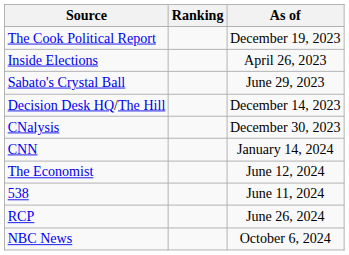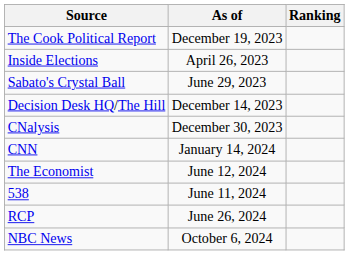columns swapped: (198, 15) <-> (285, 15)
